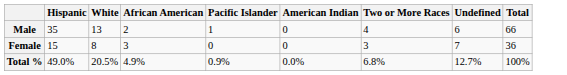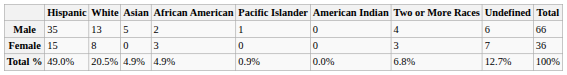+ column: (136, 12)
